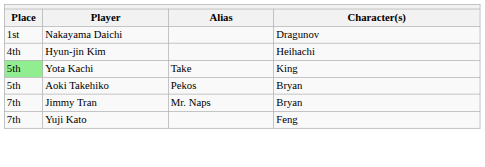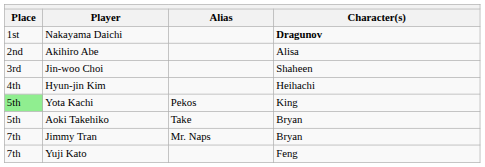(298, 34) normal -> (299, 34) bold
+ row: (72, 51)
+ row: (74, 68)
(181, 68) Take -> (184, 102) Pekos
(184, 85) Pekos -> (181, 119) Take
